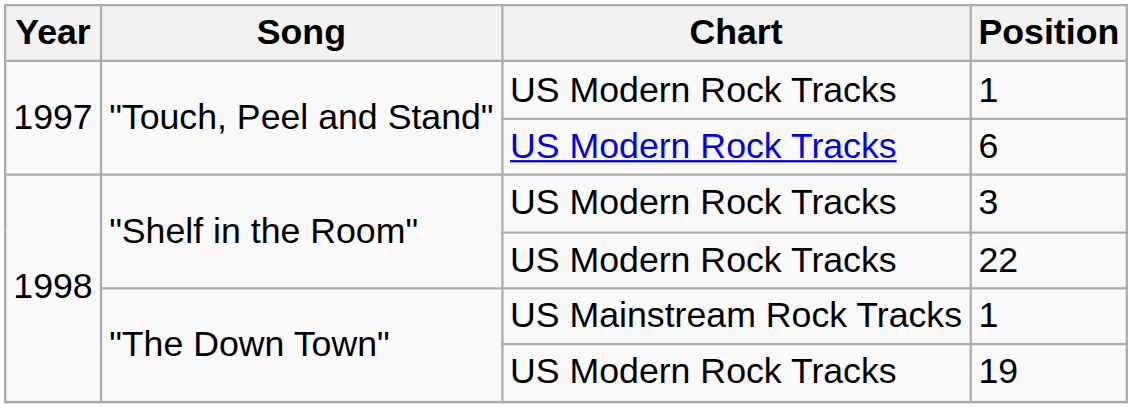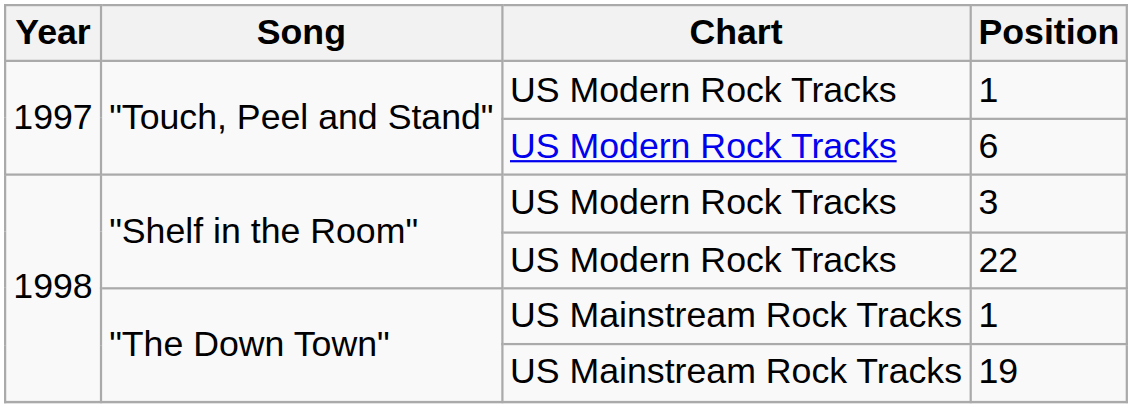(703, 372) US Modern Rock Tracks -> (736, 372) US Mainstream Rock Tracks
